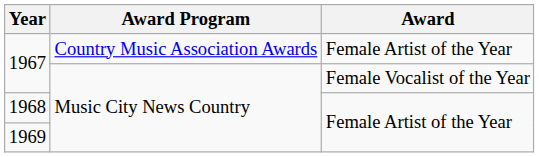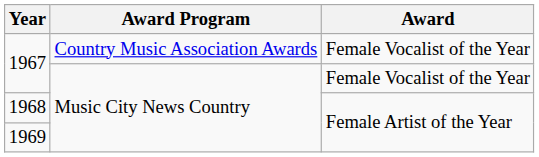(419, 48) Female Artist of the Year -> (428, 48) Female Vocalist of the Year
